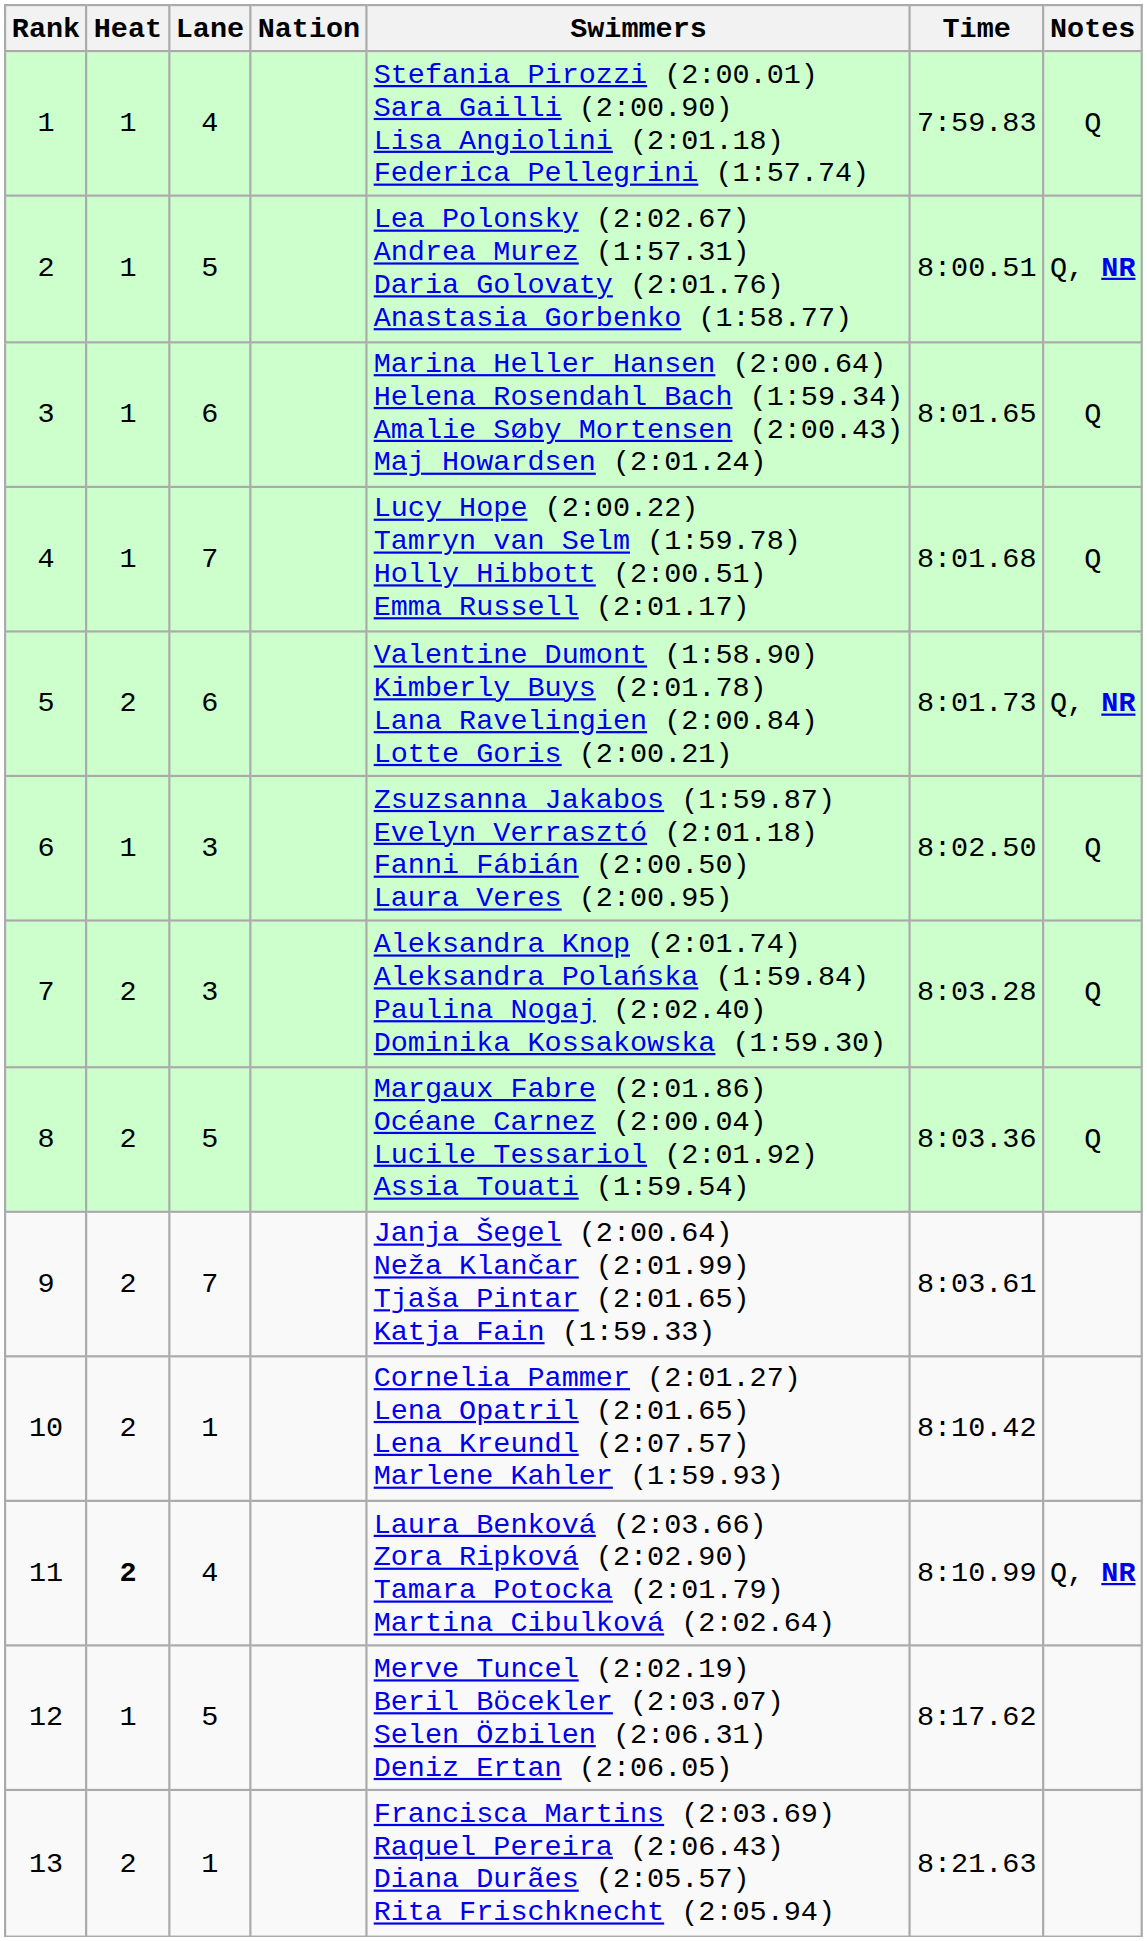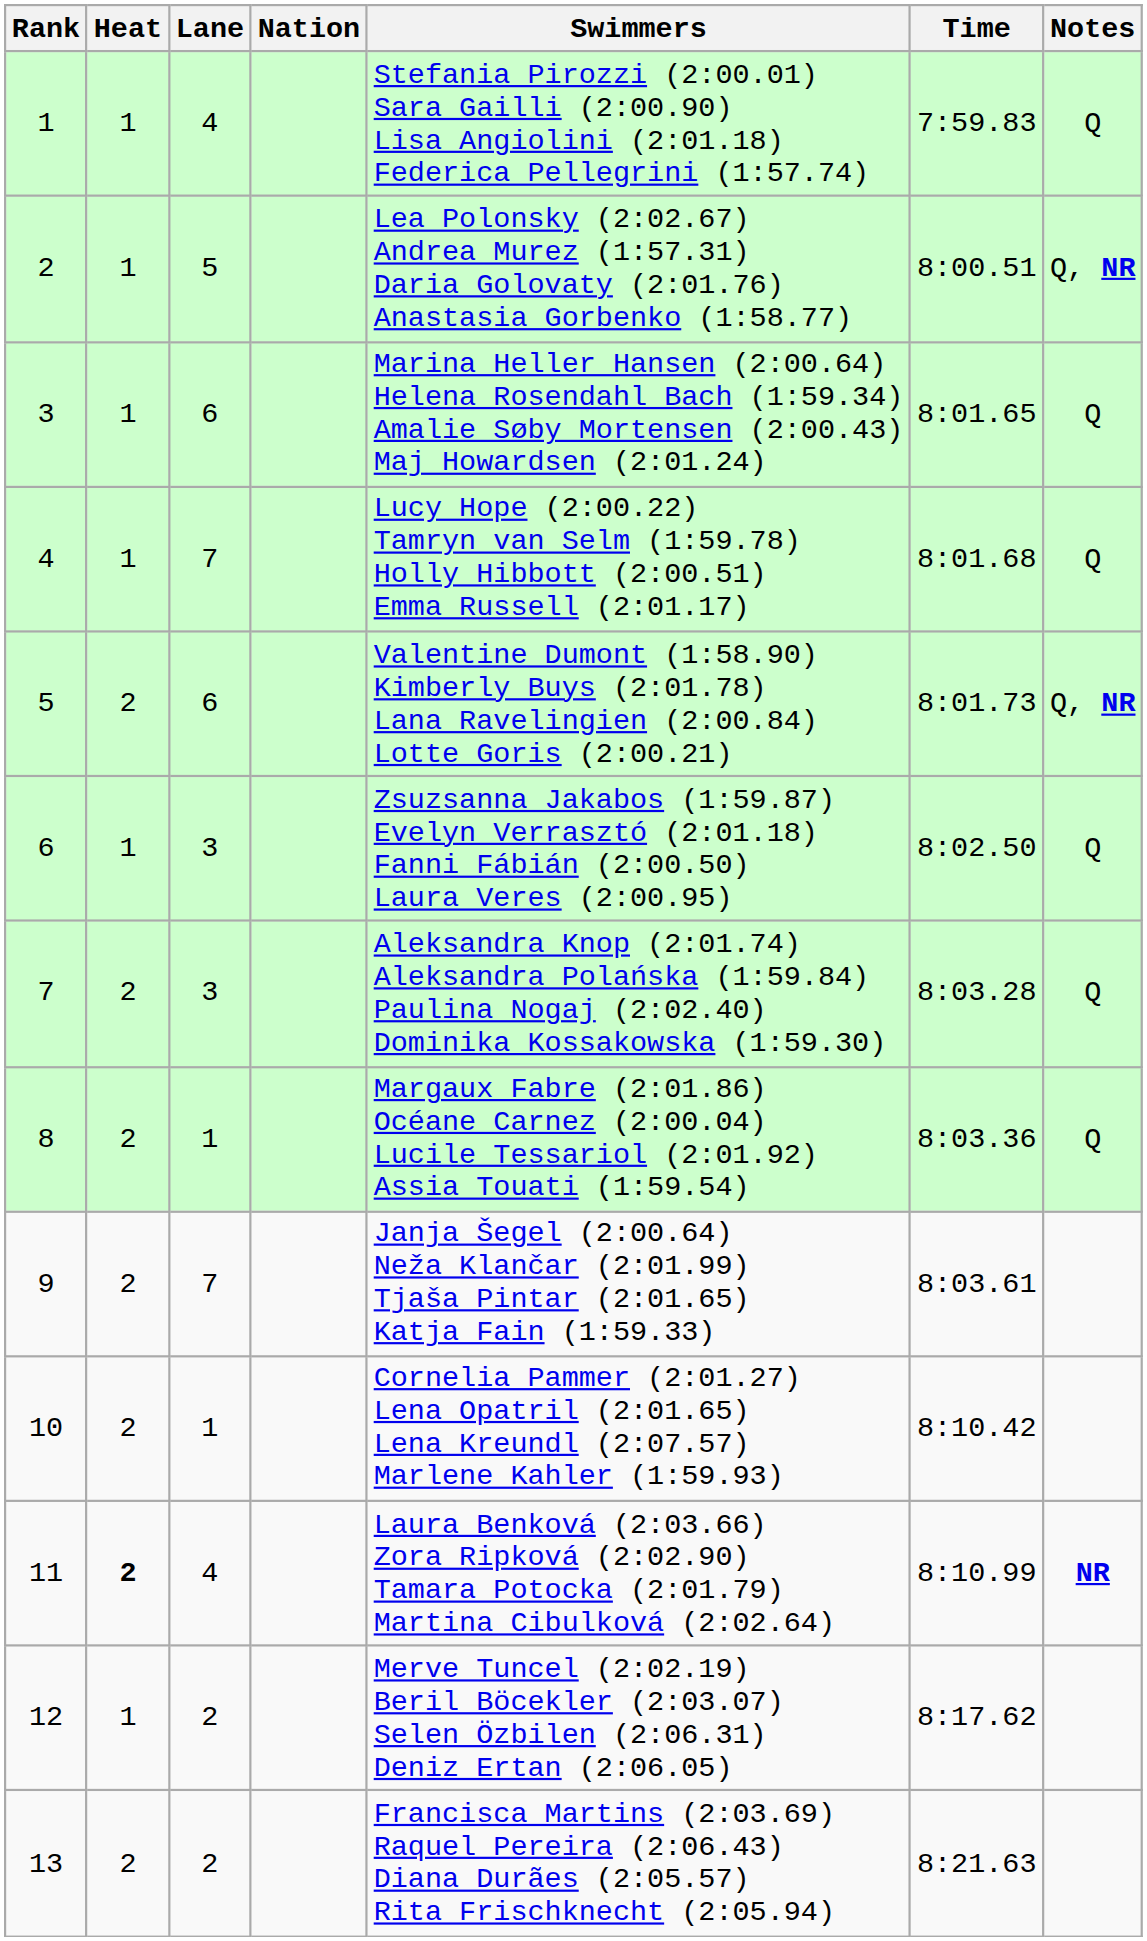(210, 1139) 5 -> (210, 1139) 1
(1093, 1573) Q, NR -> (1093, 1573) NR
(210, 1718) 5 -> (210, 1718) 2
(210, 1863) 1 -> (210, 1863) 2
